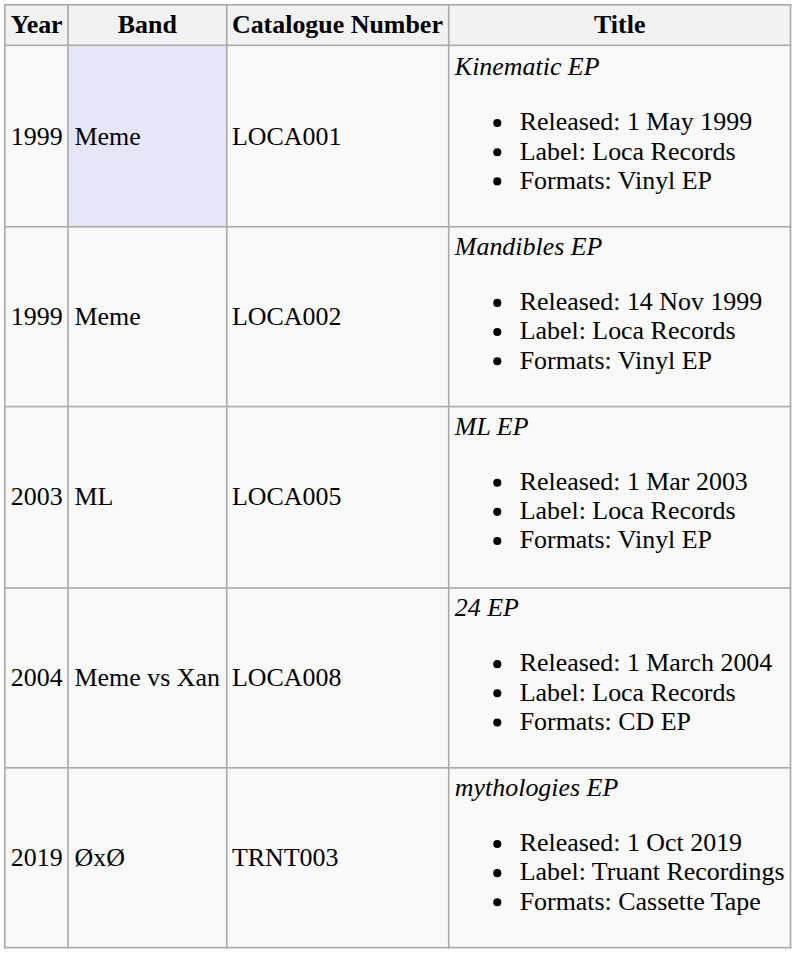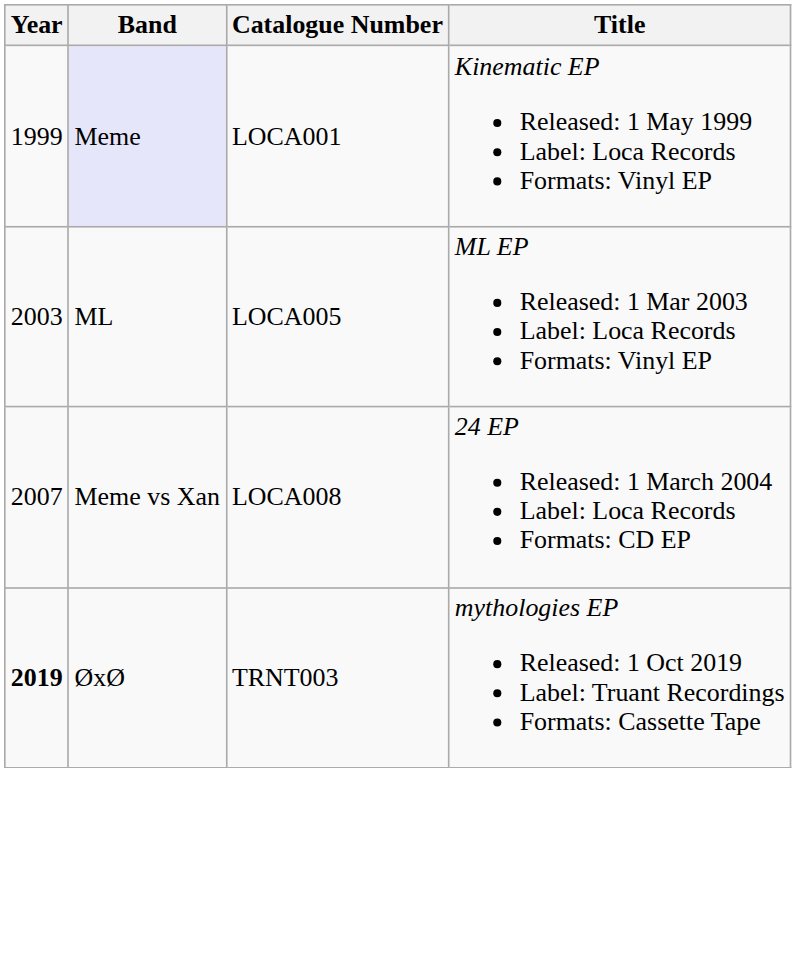- row: (287, 316)
(37, 677) 2004 -> (37, 496) 2007
(37, 857) normal -> (37, 677) bold
